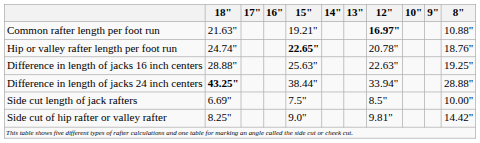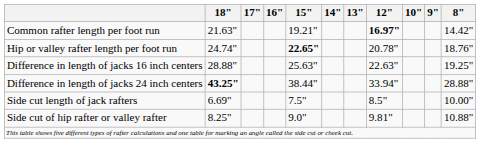(459, 30) 10.88" -> (459, 30) 14.42"
(459, 118) 14.42" -> (459, 118) 10.88"
